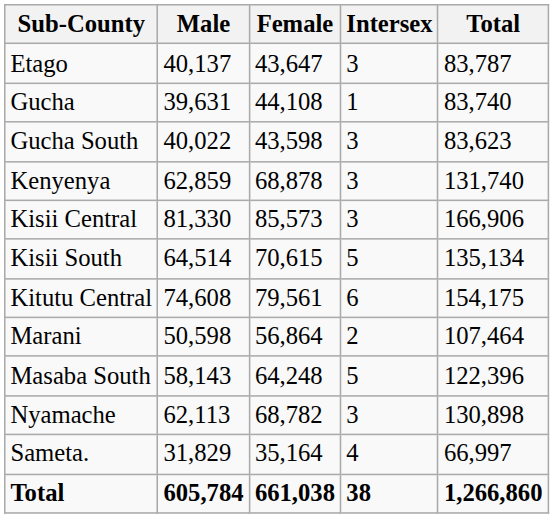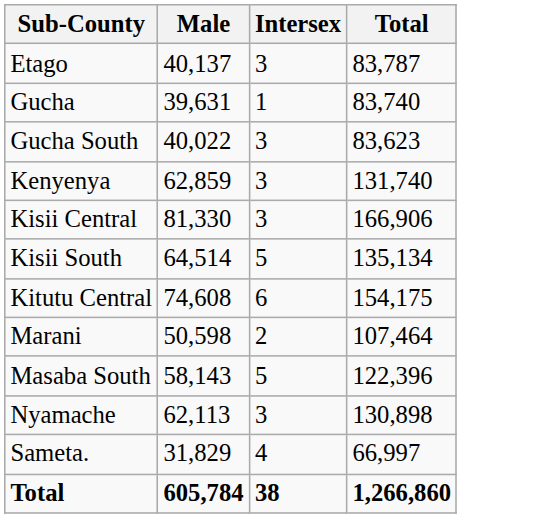- column: (295, 24)
